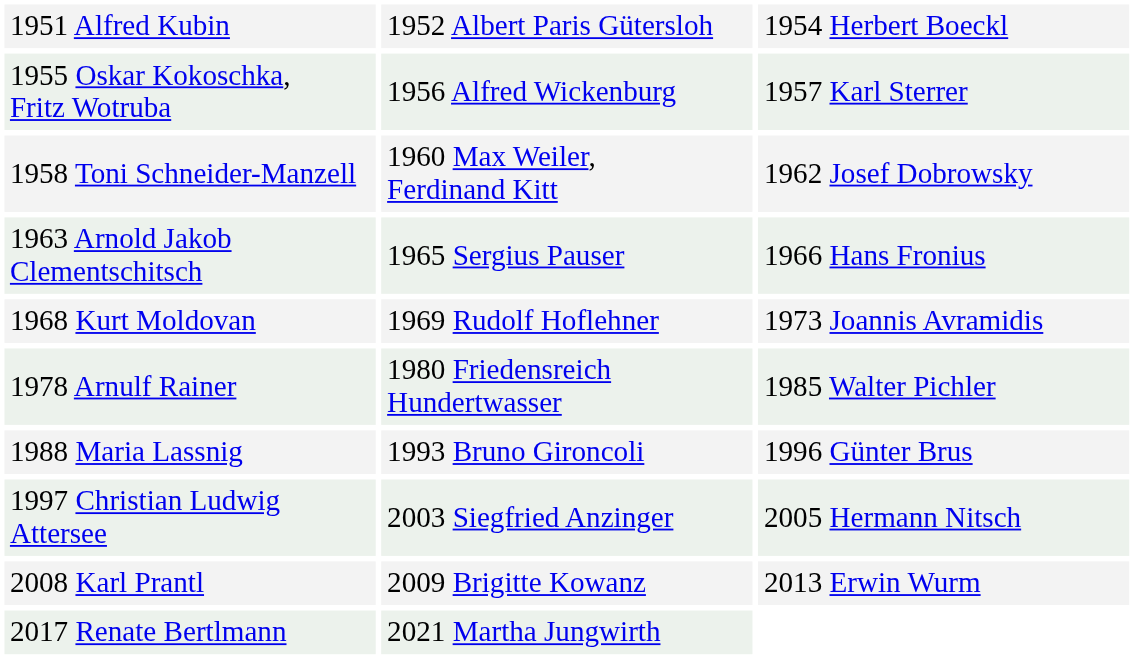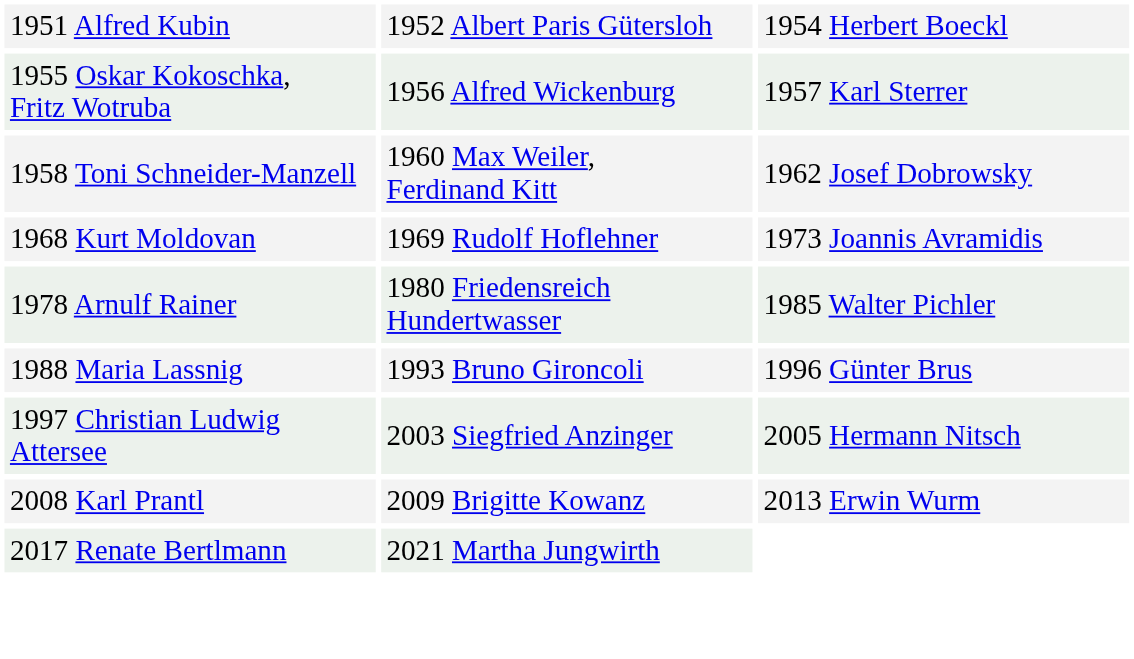- row: (121, 255)
